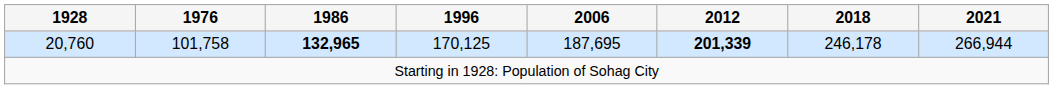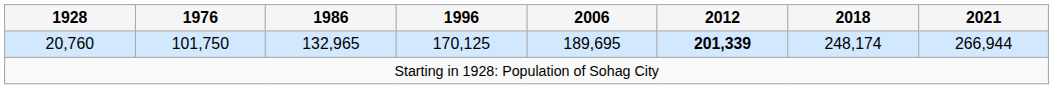(200, 44) 101,758 -> (200, 44) 101,750
(331, 44) bold -> (331, 44) normal
(592, 44) 187,695 -> (592, 44) 189,695
(853, 44) 246,178 -> (853, 44) 248,174
